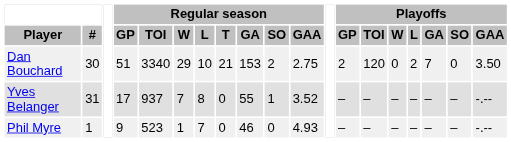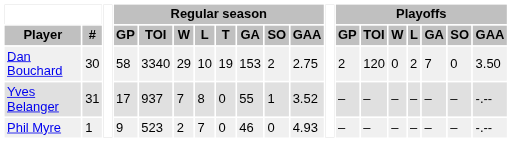(123, 63) 51 -> (123, 63) 58
(226, 63) 21 -> (226, 63) 19
(180, 127) 1 -> (180, 127) 2
